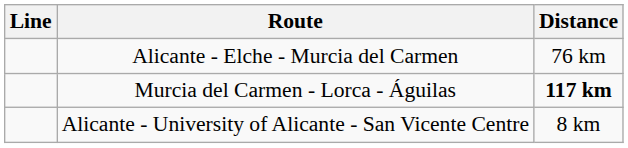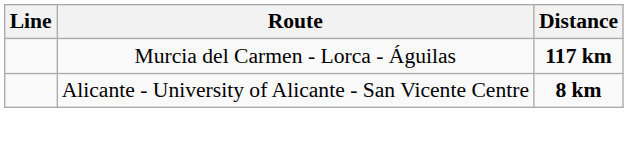- row: (295, 55)
(579, 124) normal -> (579, 90) bold
